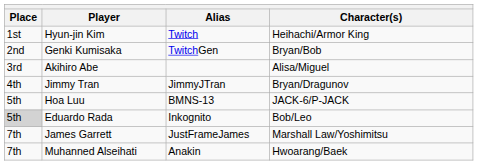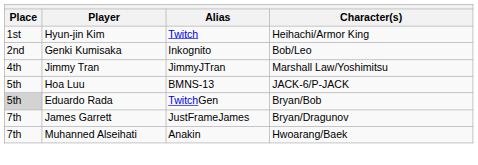(193, 51) TwitchGen -> (190, 51) Inkognito
(297, 51) Bryan/Bob -> (292, 51) Bob/Leo
- row: (71, 67)
(310, 84) Bryan/Dragunov -> (330, 67) Marshall Law/Yoshimitsu
(190, 118) Inkognito -> (193, 101) TwitchGen
(292, 118) Bob/Leo -> (297, 101) Bryan/Bob
(330, 134) Marshall Law/Yoshimitsu -> (310, 118) Bryan/Dragunov
